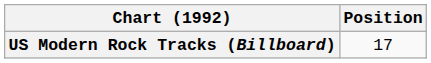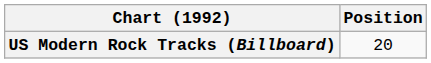(383, 45) 17 -> (383, 45) 20
